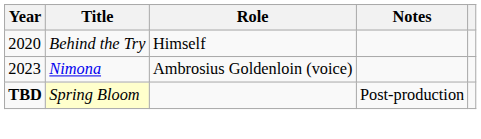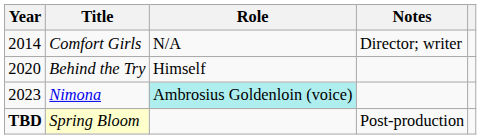+ row: (95, 43)
(253, 69) no background -> (253, 95) paleturquoise background
